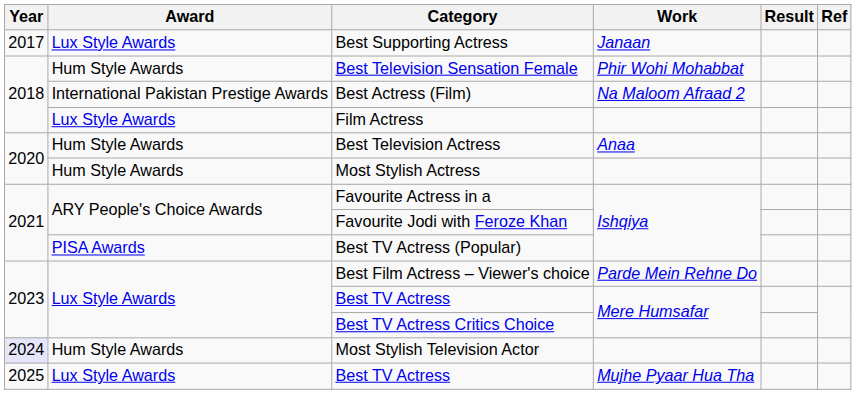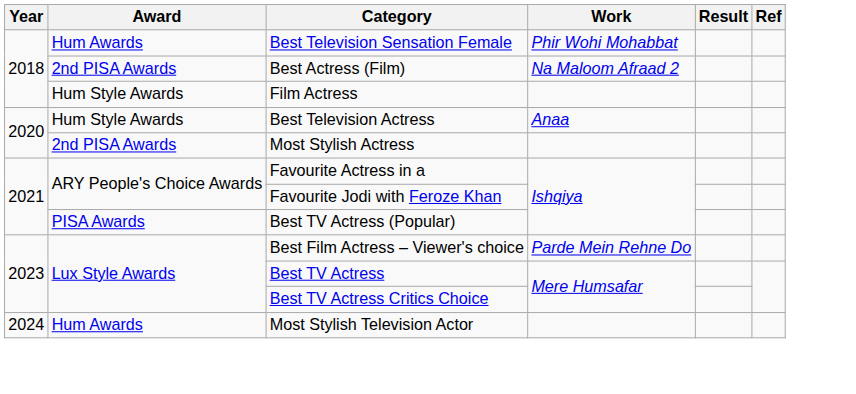- row: (422, 42)
(117, 68) Hum Style Awards -> (97, 42) Hum Awards
(190, 94) International Pakistan Prestige Awards -> (114, 68) 2nd PISA Awards
(113, 119) Lux Style Awards -> (117, 94) Hum Style Awards
(117, 171) Hum Style Awards -> (114, 145) 2nd PISA Awards
(26, 350) lavender background -> (26, 324) no background
(117, 350) Hum Style Awards -> (97, 324) Hum Awards
- row: (393, 376)
